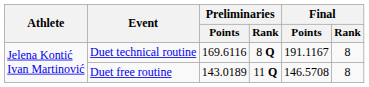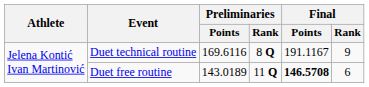(348, 53) 8 -> (348, 53) 9
(306, 72) normal -> (306, 72) bold
(348, 72) 8 -> (348, 72) 6
